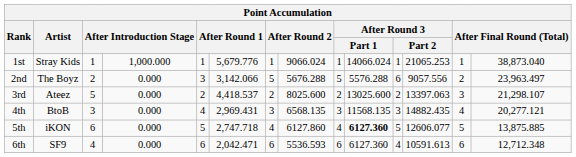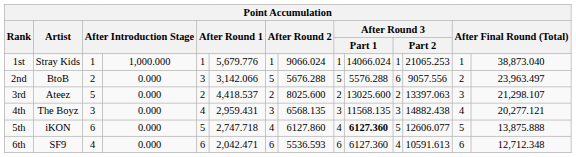(58, 78) The Boyz -> (58, 78) BtoB
(58, 111) BtoB -> (58, 111) The Boyz
(237, 111) 2,969.431 -> (237, 111) 2,959.431
(428, 111) 14882.435 -> (428, 111) 14882.438
(521, 128) 13,875.885 -> (521, 128) 13,875.888
